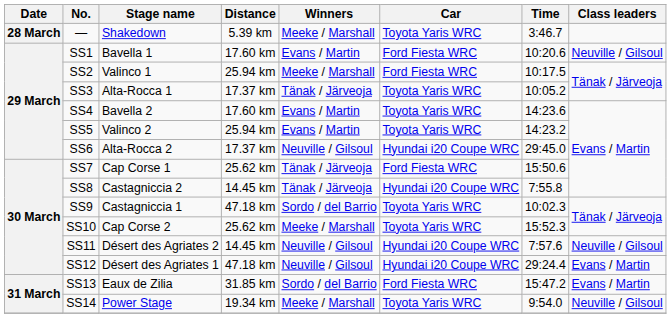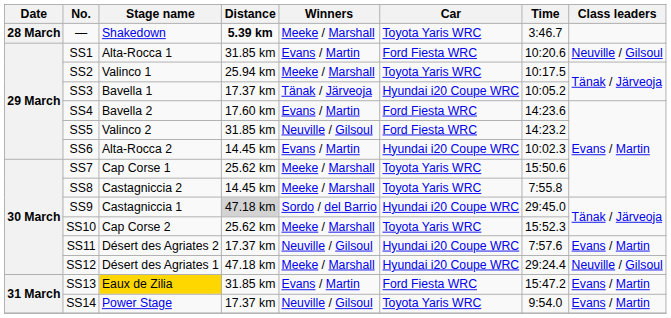(250, 33) normal -> (250, 33) bold
(127, 52) Bavella 1 -> (137, 52) Alta-Rocca 1
(250, 52) 17.60 km -> (250, 52) 31.85 km
(430, 72) Ford Fiesta WRC -> (432, 72) Toyota Yaris WRC
(137, 91) Alta-Rocca 1 -> (127, 91) Bavella 1
(432, 91) Toyota Yaris WRC -> (451, 91) Hyundai i20 Coupe WRC
(432, 110) Toyota Yaris WRC -> (430, 110) Ford Fiesta WRC
(250, 129) 25.94 km -> (250, 129) 31.85 km
(321, 129) Evans / Martin -> (327, 129) Neuville / Gilsoul
(432, 129) Toyota Yaris WRC -> (430, 129) Ford Fiesta WRC
(250, 149) 17.37 km -> (250, 149) 14.45 km
(327, 149) Neuville / Gilsoul -> (321, 149) Evans / Martin
(545, 149) 29:45.0 -> (545, 149) 10:02.3
(327, 168) Tänak / Järveoja -> (328, 168) Meeke / Marshall
(430, 168) Ford Fiesta WRC -> (432, 168) Toyota Yaris WRC
(327, 187) Tänak / Järveoja -> (328, 187) Meeke / Marshall
(451, 187) Hyundai i20 Coupe WRC -> (432, 187) Toyota Yaris WRC
(250, 207) no background -> (250, 207) lightgrey background
(432, 207) Toyota Yaris WRC -> (451, 207) Hyundai i20 Coupe WRC
(545, 207) 10:02.3 -> (545, 207) 29:45.0
(250, 245) 14.45 km -> (250, 245) 17.37 km
(617, 245) Neuville / Gilsoul -> (611, 245) Evans / Martin
(327, 265) Neuville / Gilsoul -> (328, 265) Meeke / Marshall
(611, 265) Evans / Martin -> (617, 265) Neuville / Gilsoul
(137, 284) no background -> (137, 284) gold background
(329, 284) Sordo / del Barrio -> (321, 284) Evans / Martin
(250, 303) 19.34 km -> (250, 303) 17.37 km
(328, 303) Meeke / Marshall -> (327, 303) Neuville / Gilsoul
(617, 303) Neuville / Gilsoul -> (611, 303) Evans / Martin
